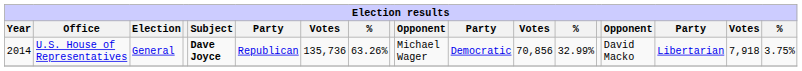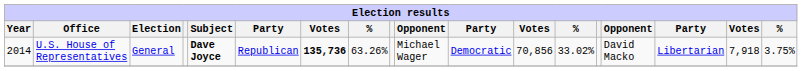(325, 52) normal -> (325, 52) bold
(576, 52) 32.99% -> (576, 52) 33.02%
